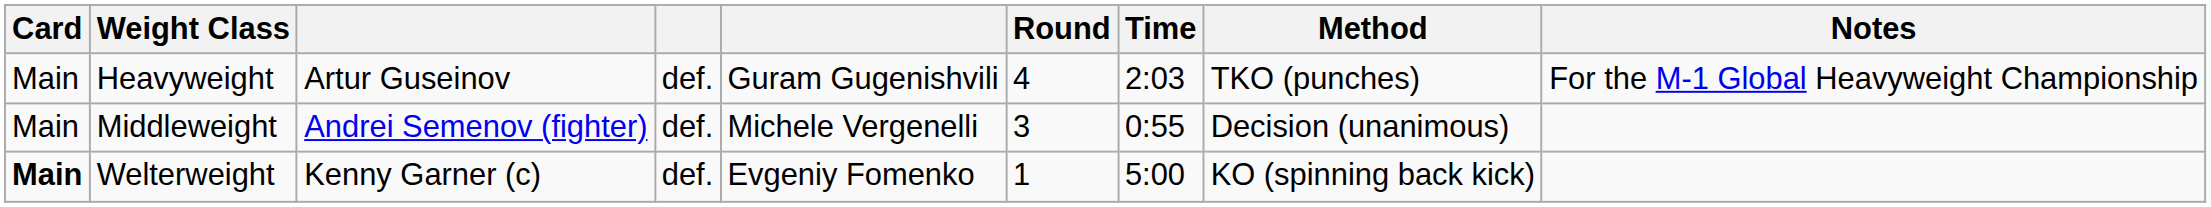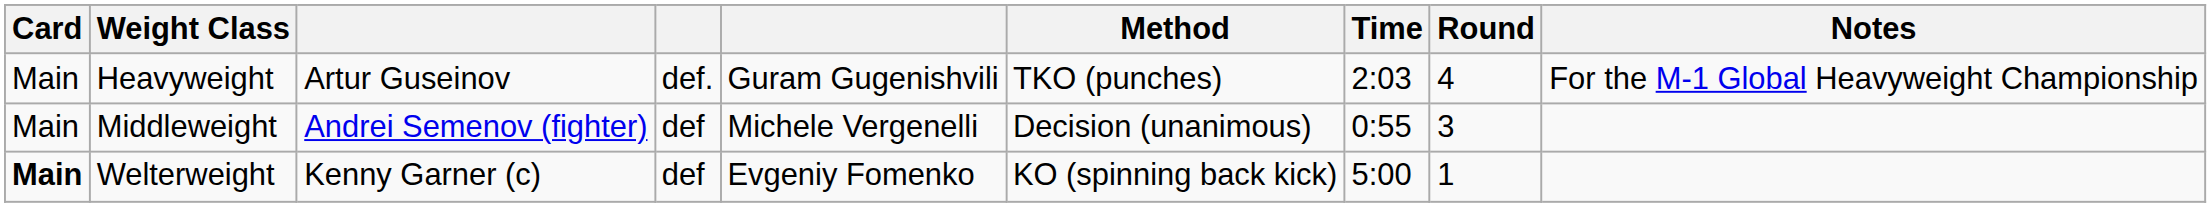columns swapped: (1062, 28) <-> (1373, 28)
(687, 126) def. -> (683, 126) def
(687, 175) def. -> (683, 175) def
